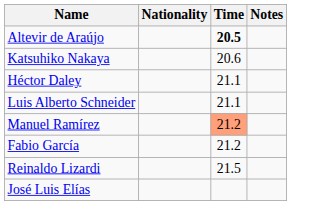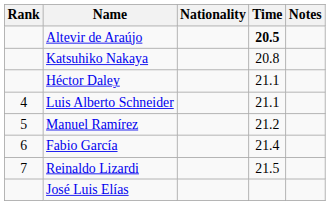+ column: (24, 15)
(229, 59) 20.6 -> (267, 59) 20.8
(229, 124) lightsalmon background -> (267, 124) no background
(229, 146) 21.2 -> (267, 146) 21.4
